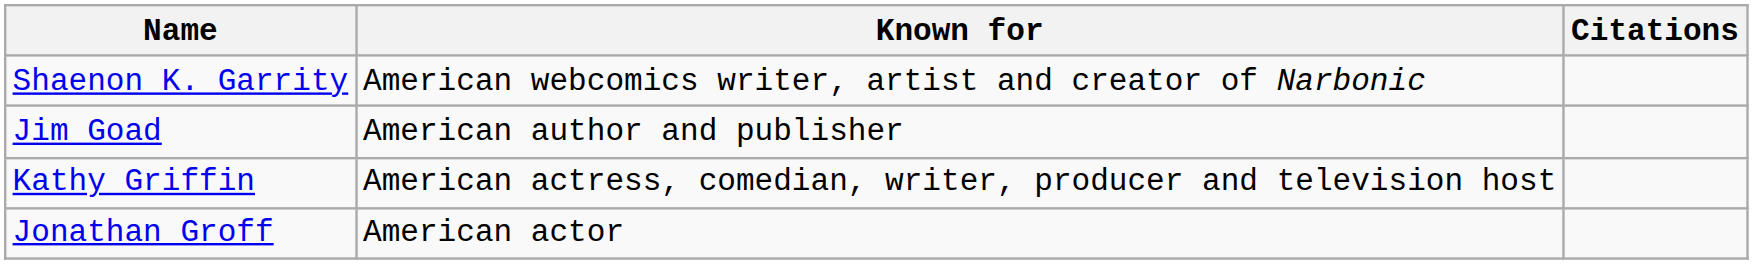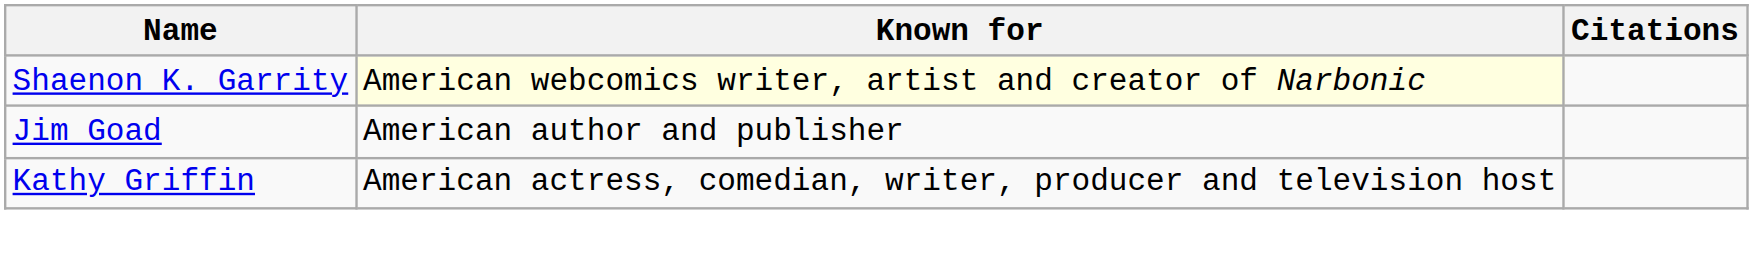(894, 81) no background -> (894, 81) lightyellow background
- row: (143, 233)
